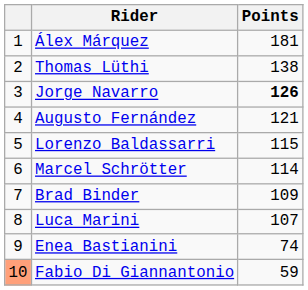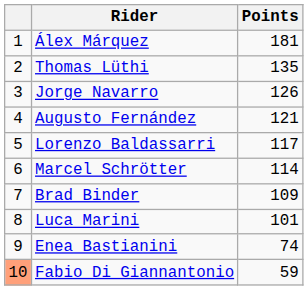(284, 69) 138 -> (284, 69) 135
(284, 94) bold -> (284, 94) normal
(284, 145) 115 -> (284, 145) 117
(284, 222) 107 -> (284, 222) 101
